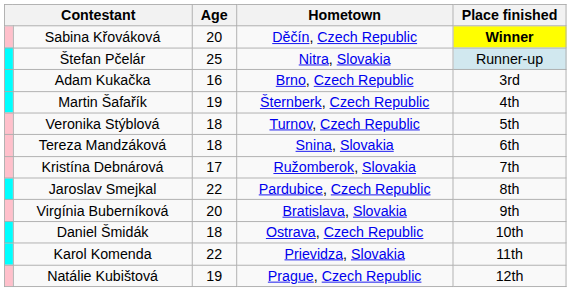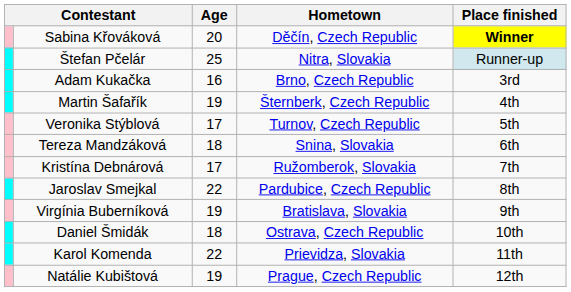(214, 124) 18 -> (214, 124) 17
(214, 211) 20 -> (214, 211) 19
